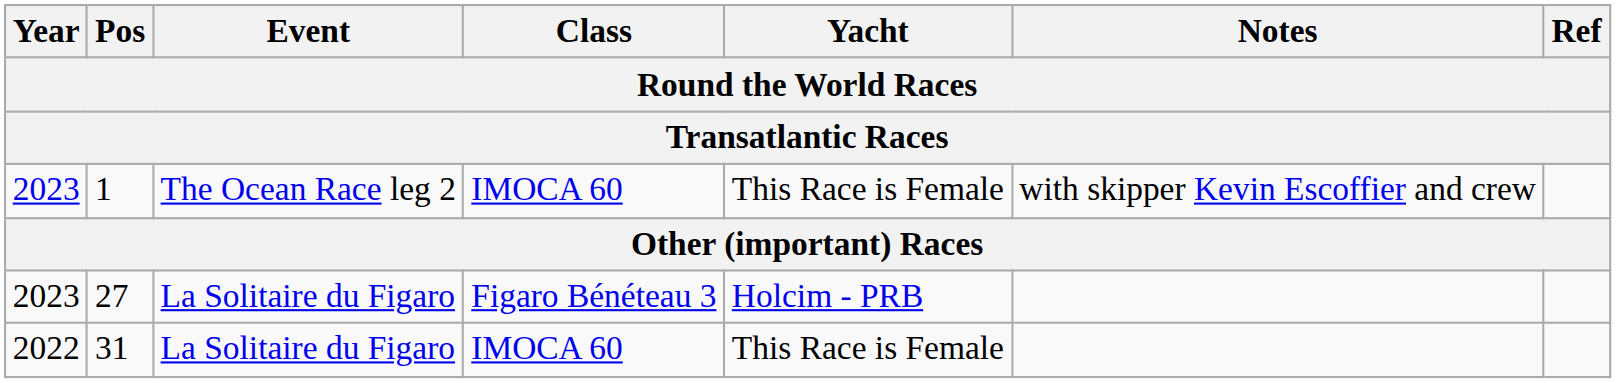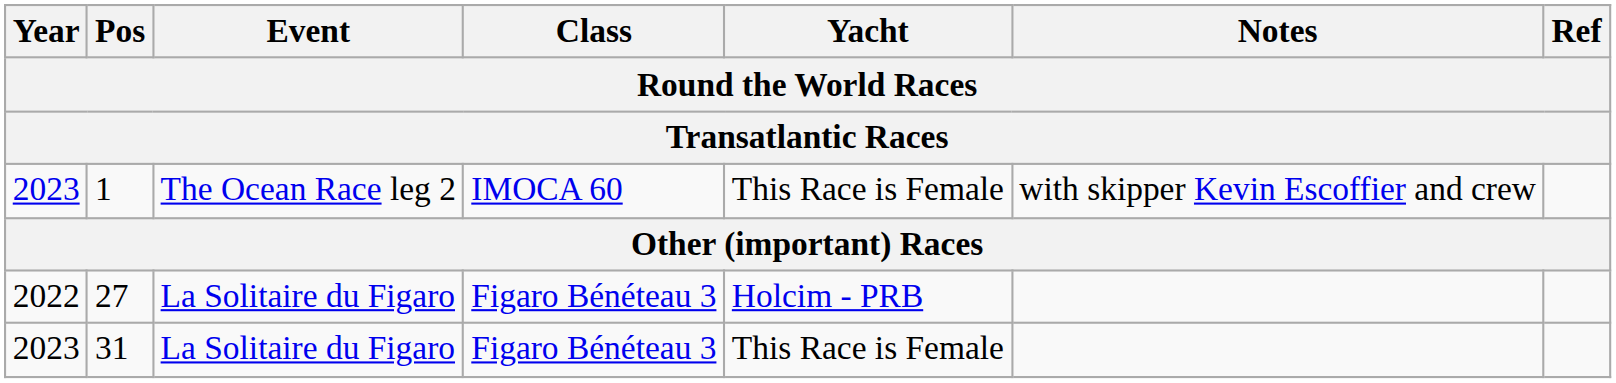(46, 296) 2023 -> (46, 296) 2022
(46, 349) 2022 -> (46, 349) 2023
(547, 349) IMOCA 60 -> (594, 349) Figaro Bénéteau 3
